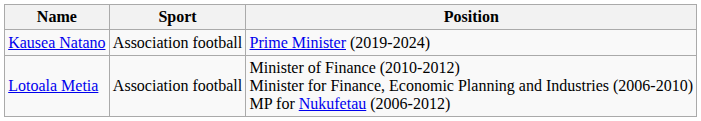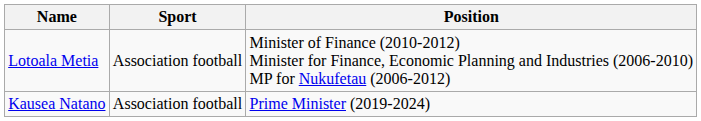rows swapped: (53, 85) <-> (57, 42)
